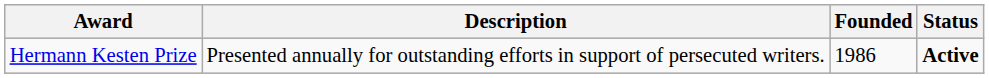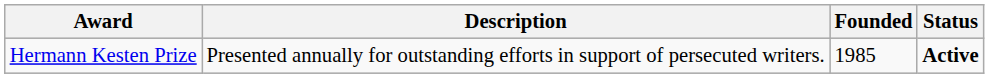(855, 55) 1986 -> (855, 55) 1985
